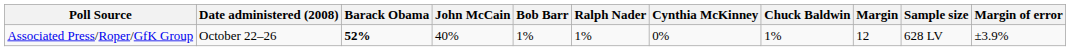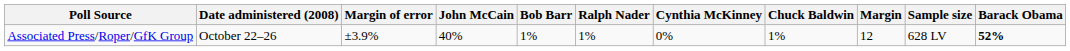columns swapped: (387, 14) <-> (1019, 14)
